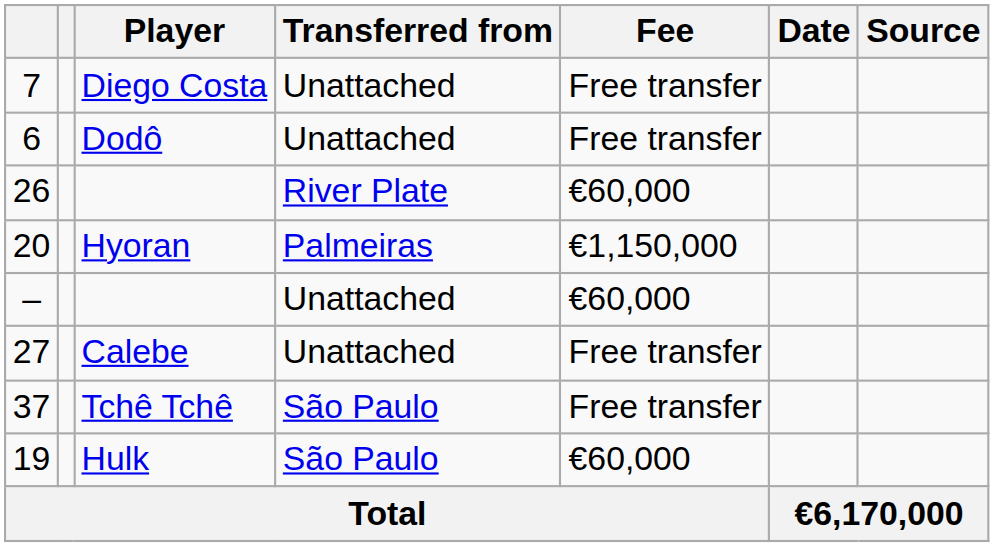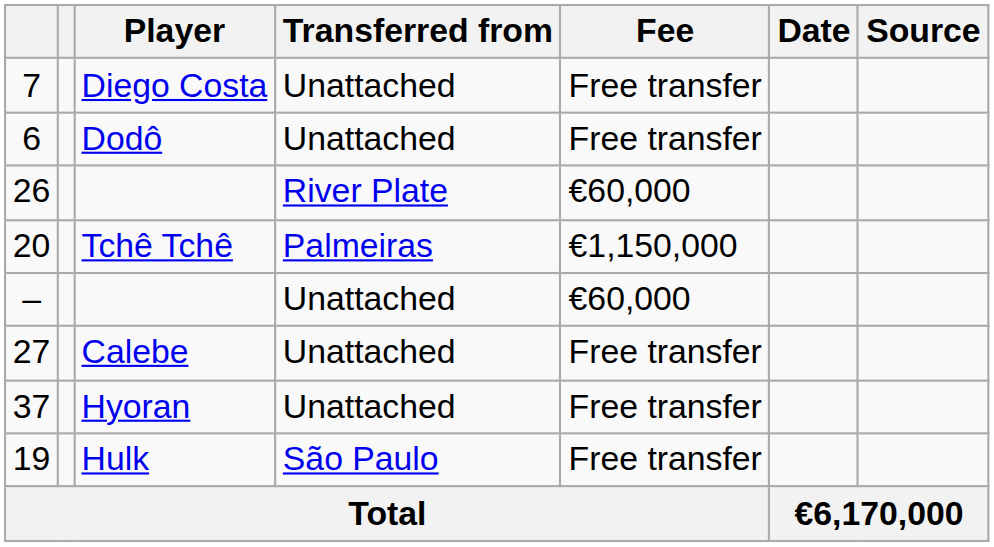(136, 245) Hyoran -> (157, 245) Tchê Tchê
(157, 406) Tchê Tchê -> (136, 406) Hyoran
(361, 406) São Paulo -> (369, 406) Unattached
(630, 459) €60,000 -> (665, 459) Free transfer
